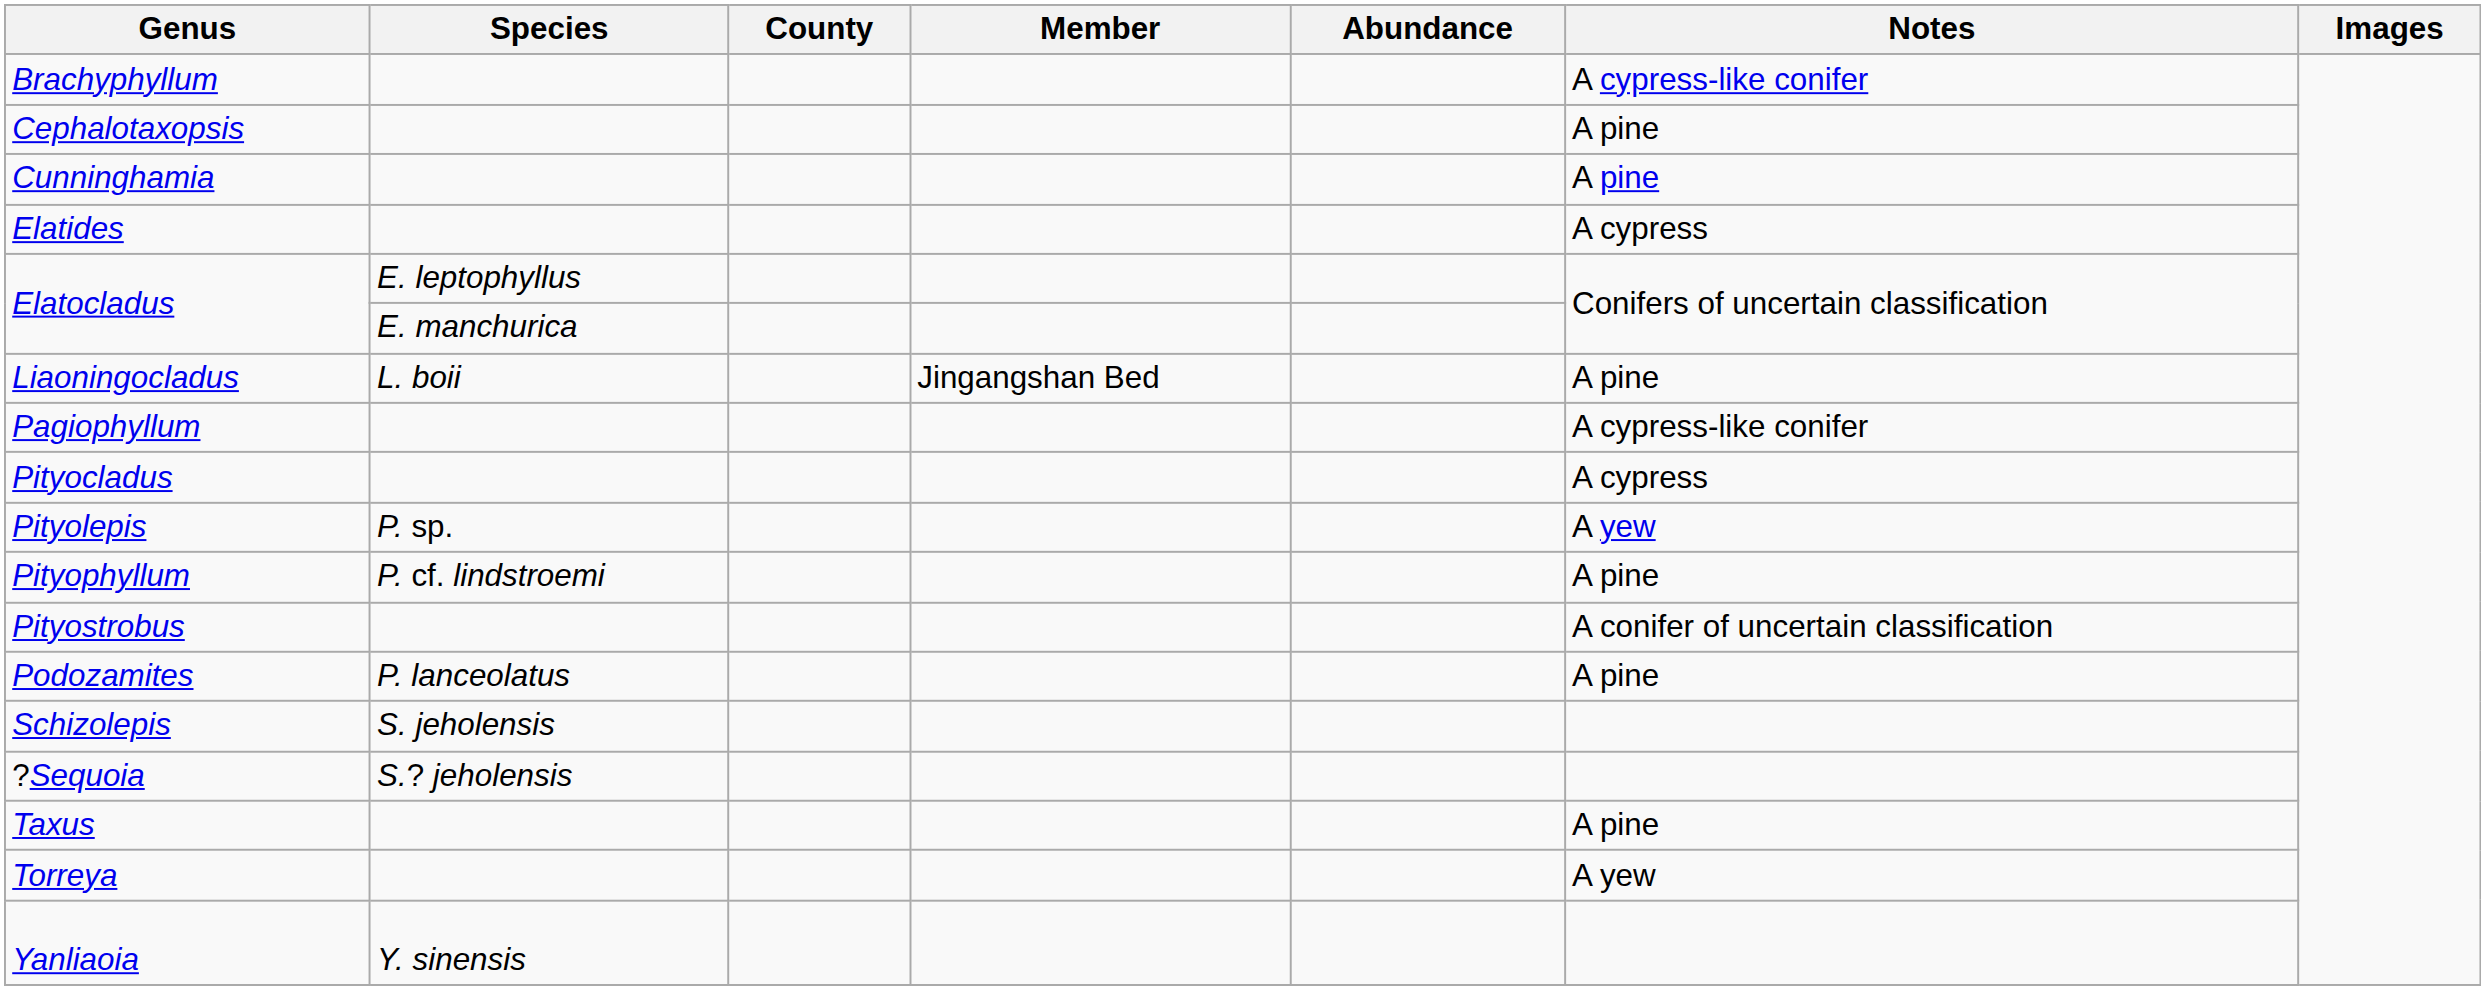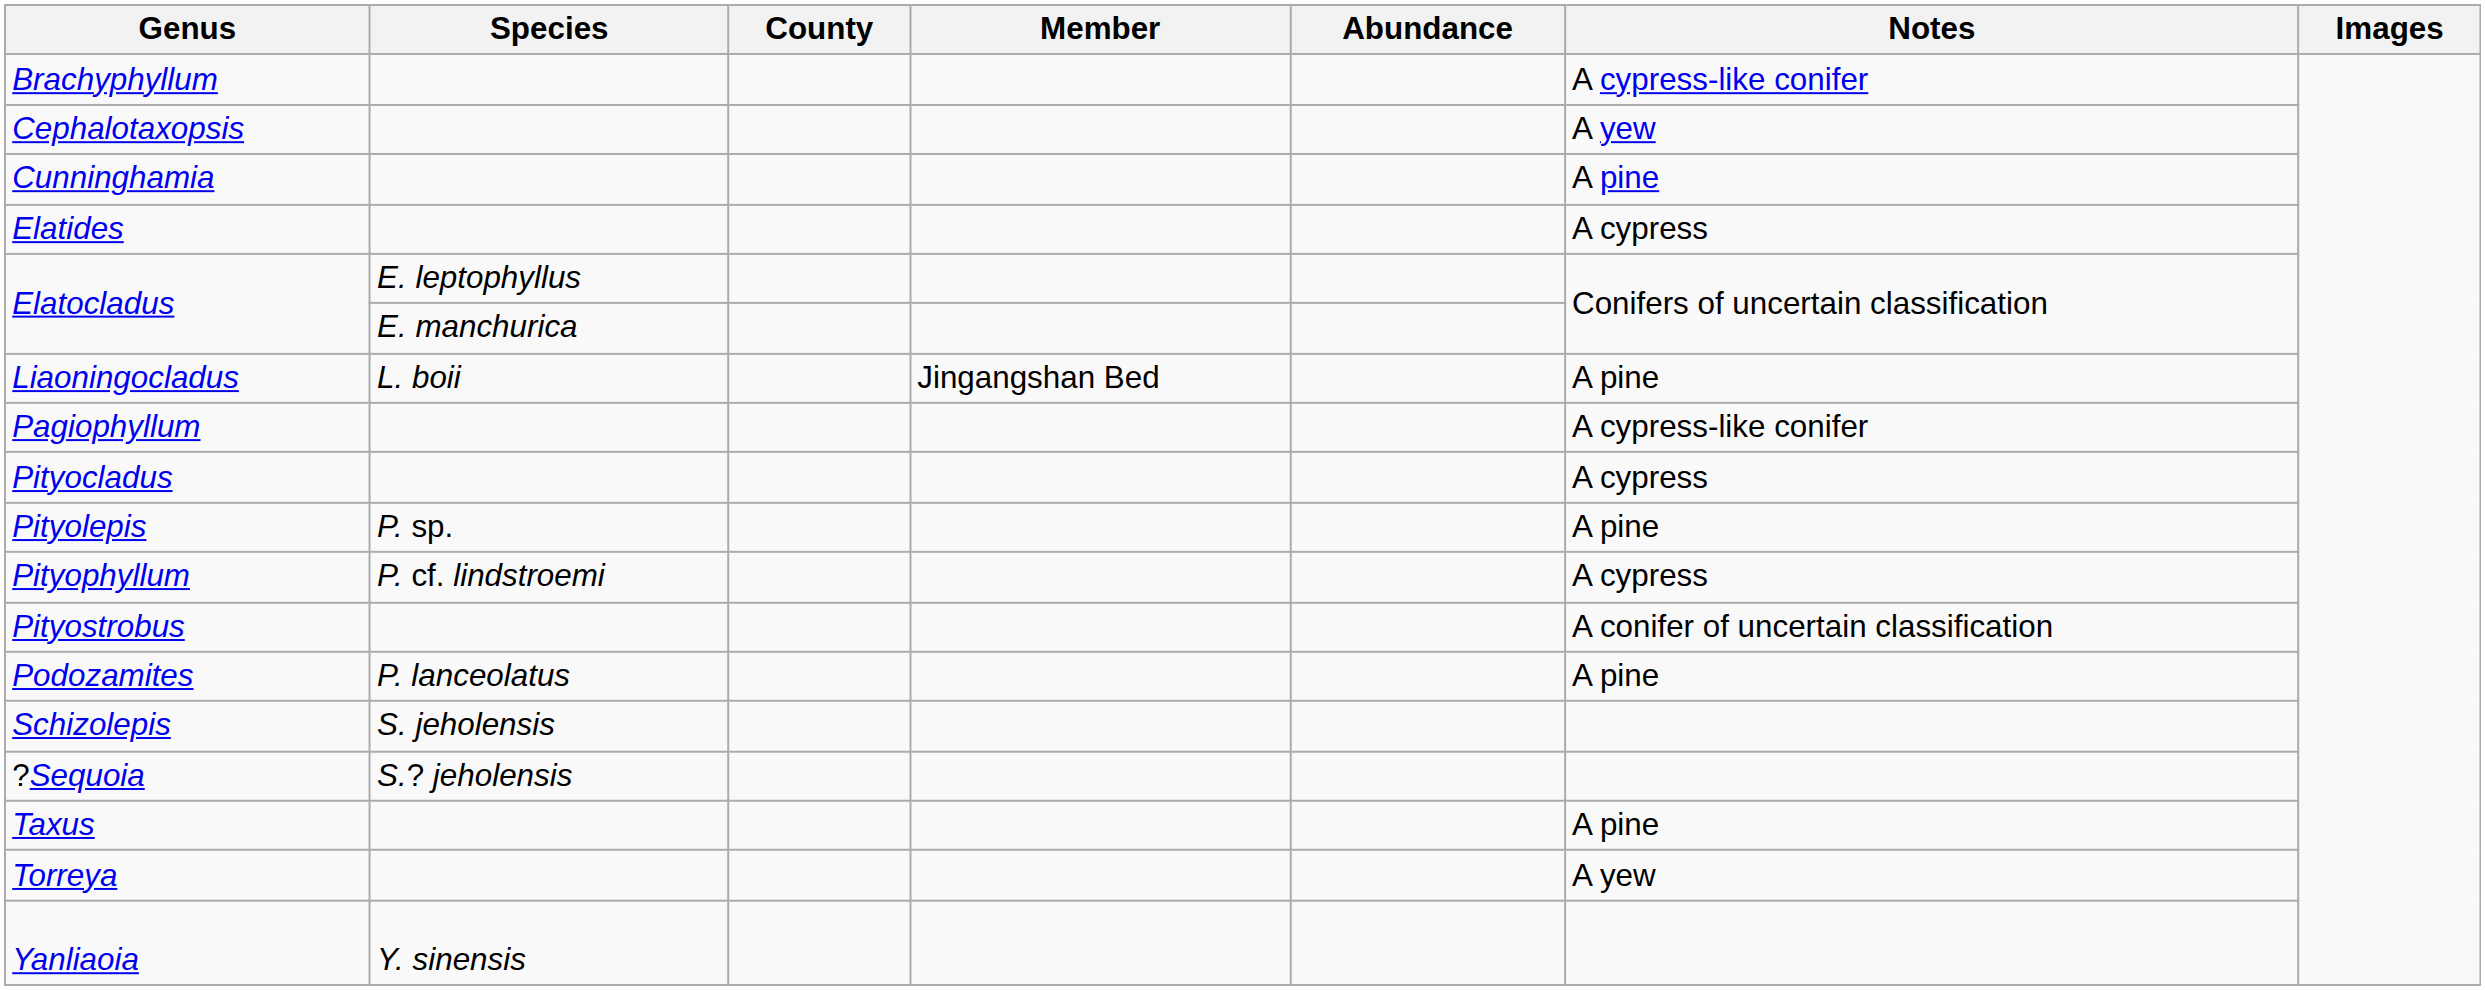(1616, 128) A pine -> (1614, 128) A yew
(1614, 526) A yew -> (1616, 526) A pine
(1616, 576) A pine -> (1640, 576) A cypress
